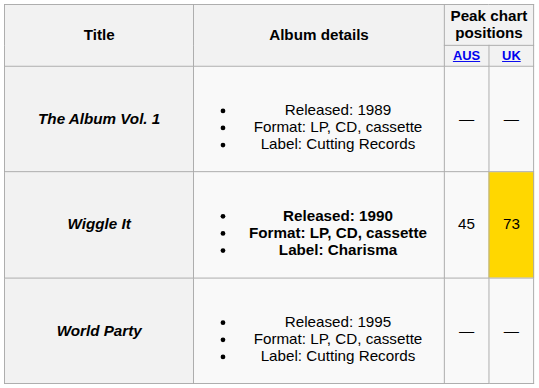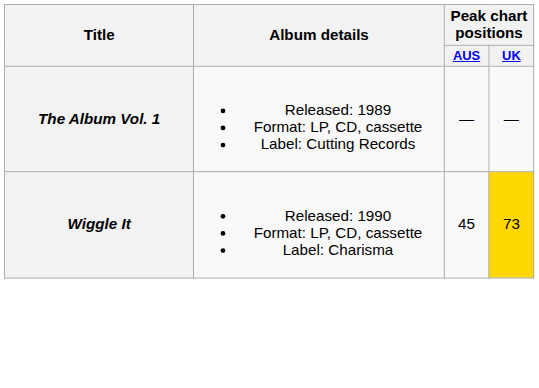(319, 233) bold -> (319, 233) normal
- row: (99, 330)
